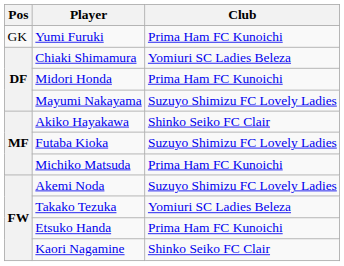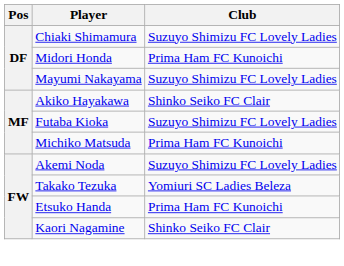- row: (70, 36)
(219, 57) Yomiuri SC Ladies Beleza -> (242, 36) Suzuyo Shimizu FC Lovely Ladies
